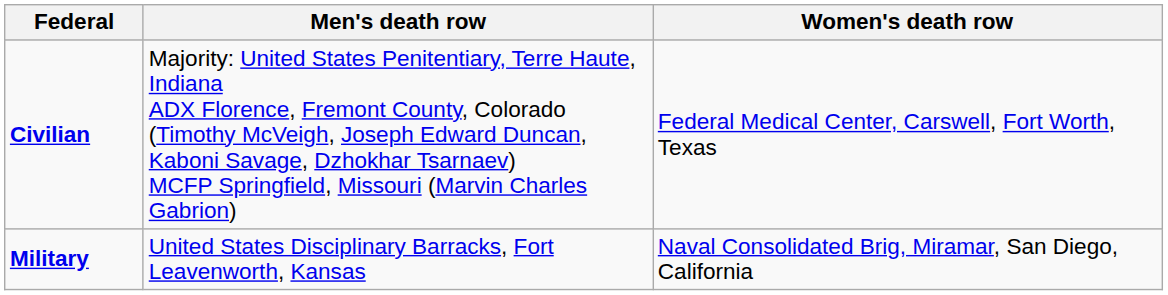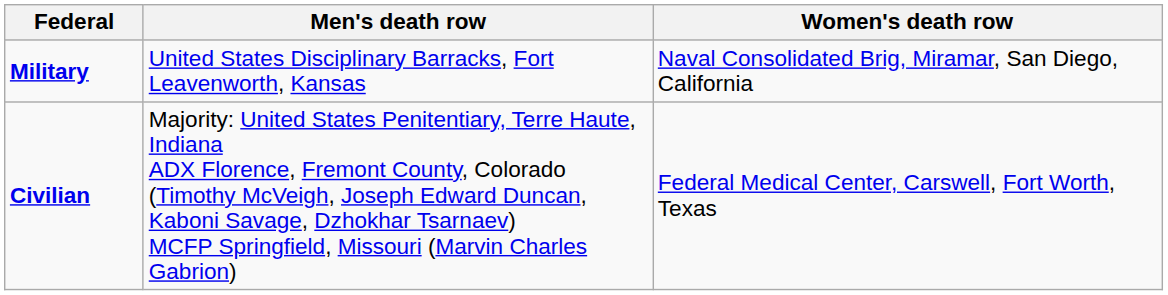rows swapped: (50, 134) <-> (49, 258)
